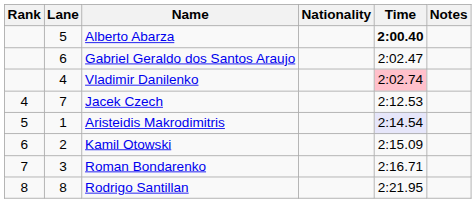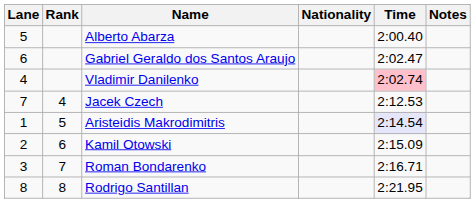columns swapped: (24, 15) <-> (63, 15)
(400, 36) bold -> (400, 36) normal
